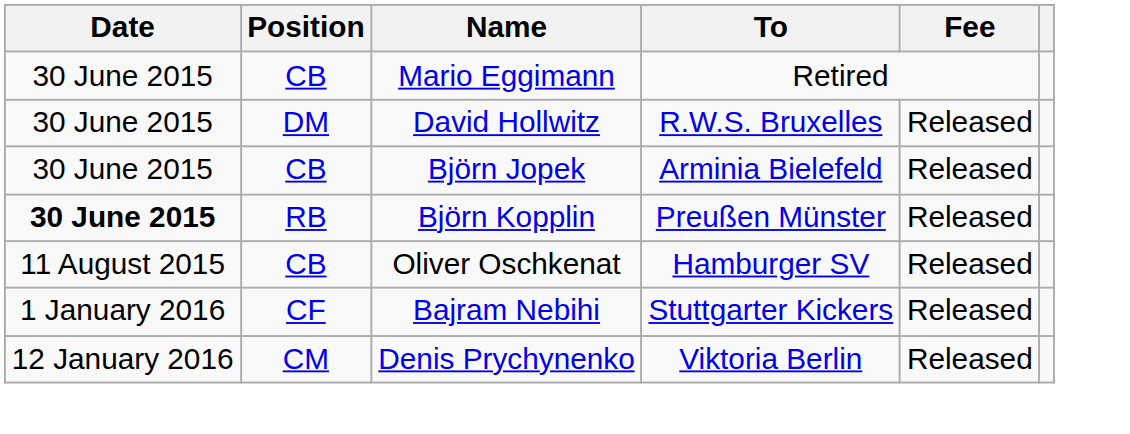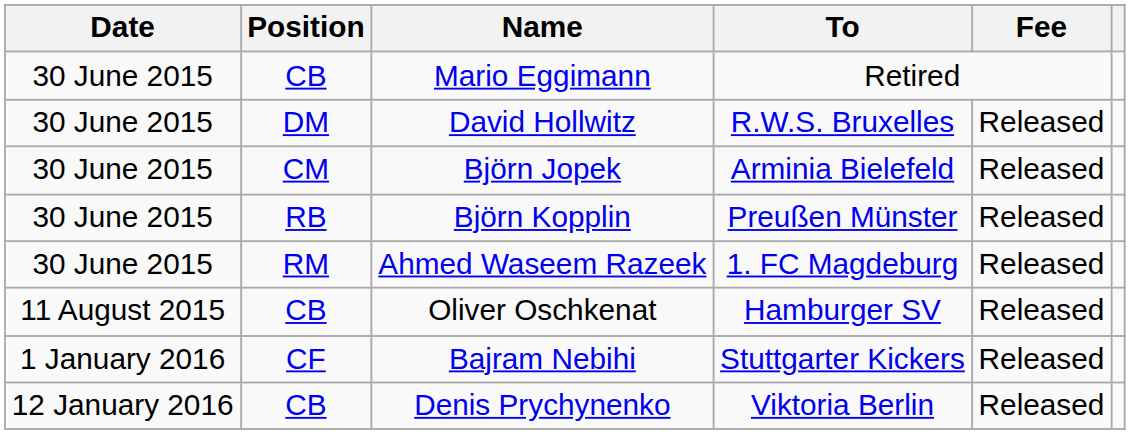(306, 169) CB -> (306, 169) CM
(123, 216) bold -> (123, 216) normal
+ row: (542, 264)
(306, 358) CM -> (306, 405) CB
